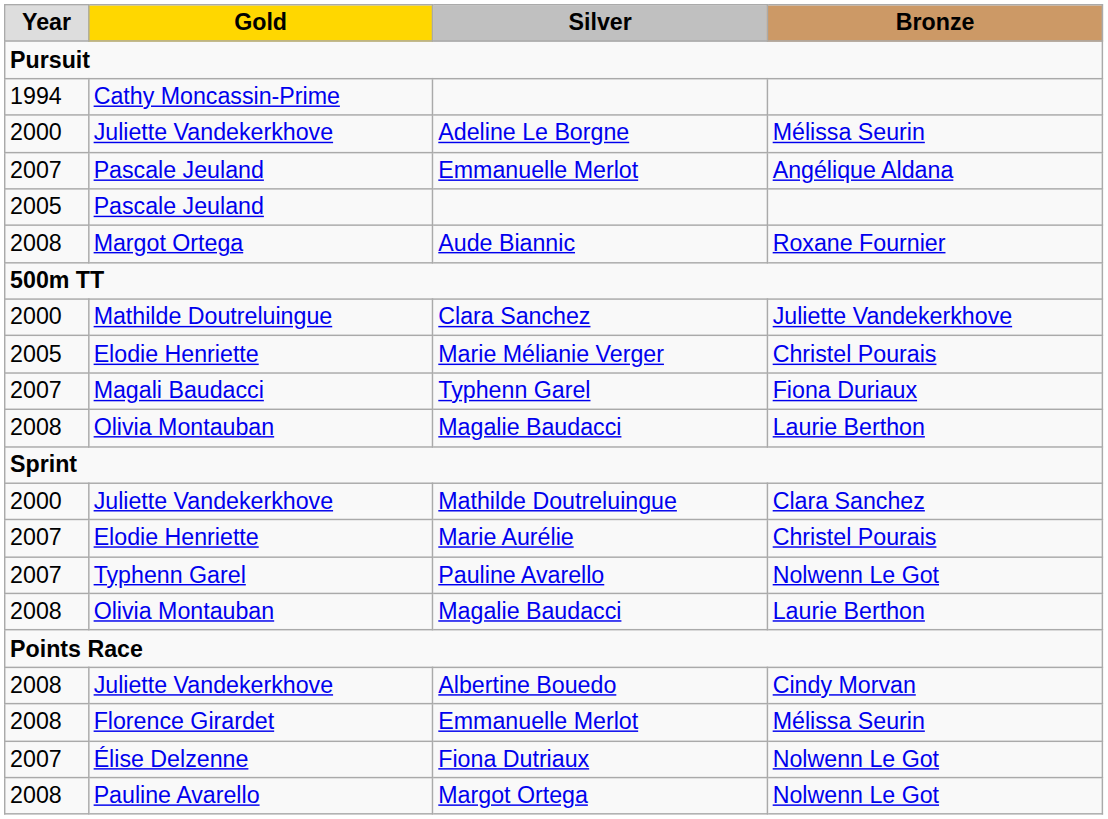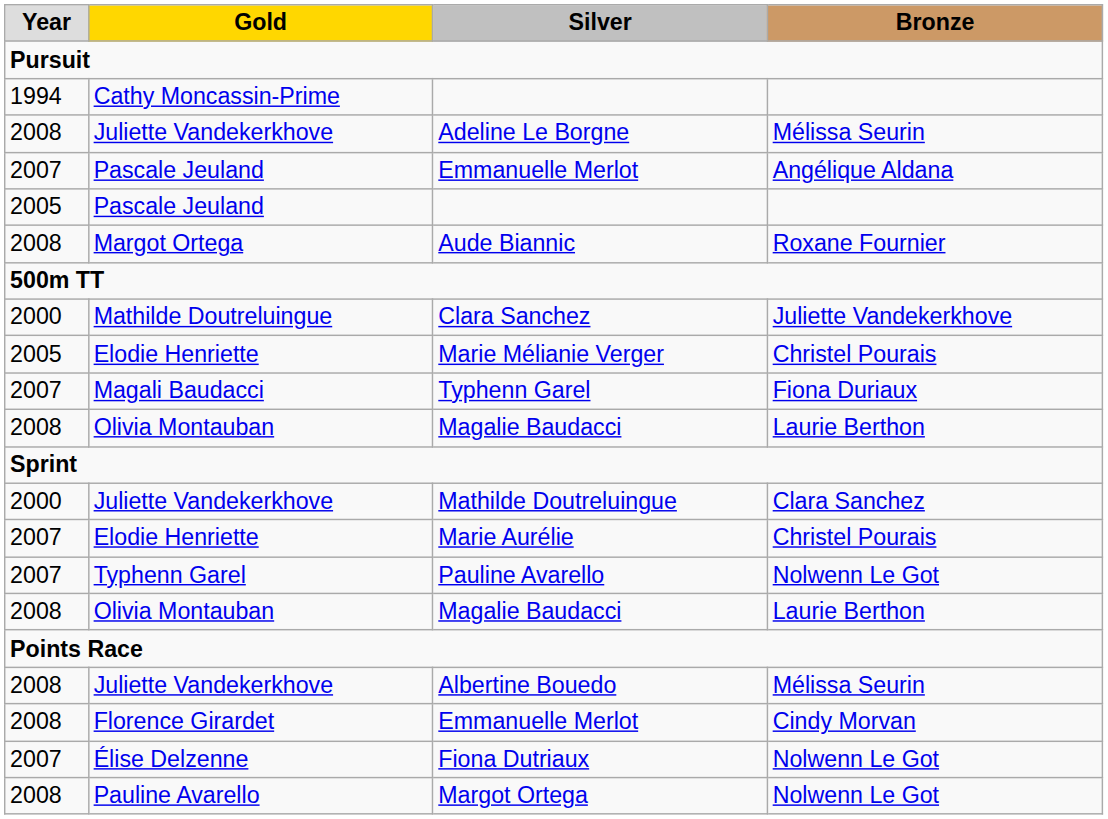(36, 133) 2000 -> (36, 133) 2008
(844, 685) Cindy Morvan -> (849, 685) Mélissa Seurin
(849, 721) Mélissa Seurin -> (844, 721) Cindy Morvan
